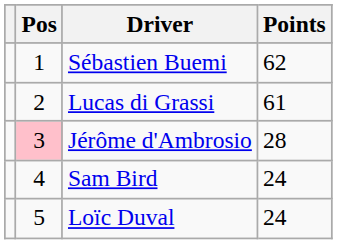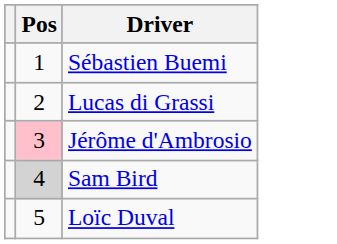- column: (294, 23)
(39, 178) no background -> (39, 178) lightgrey background
